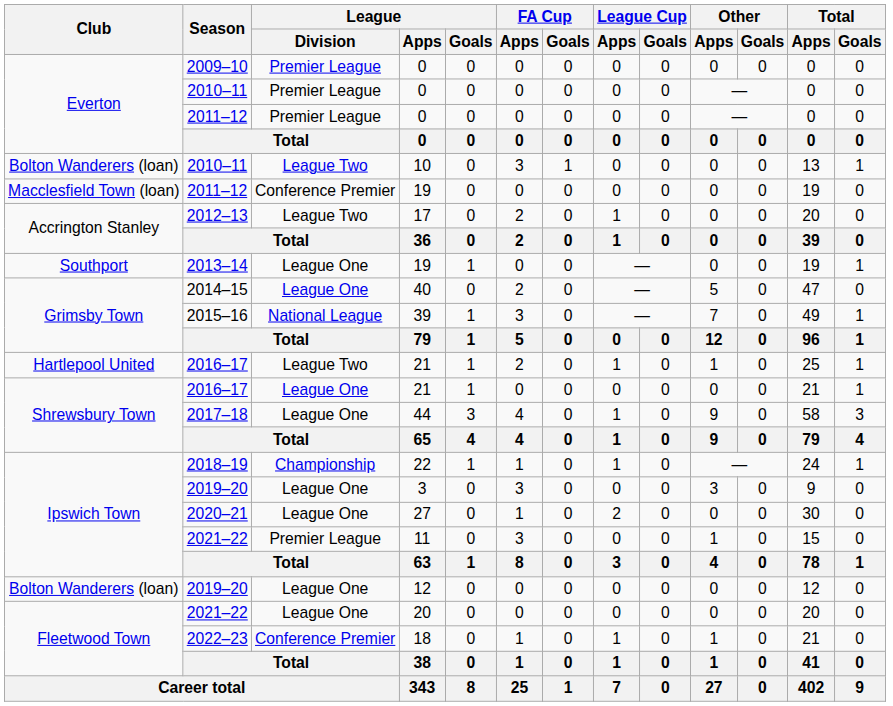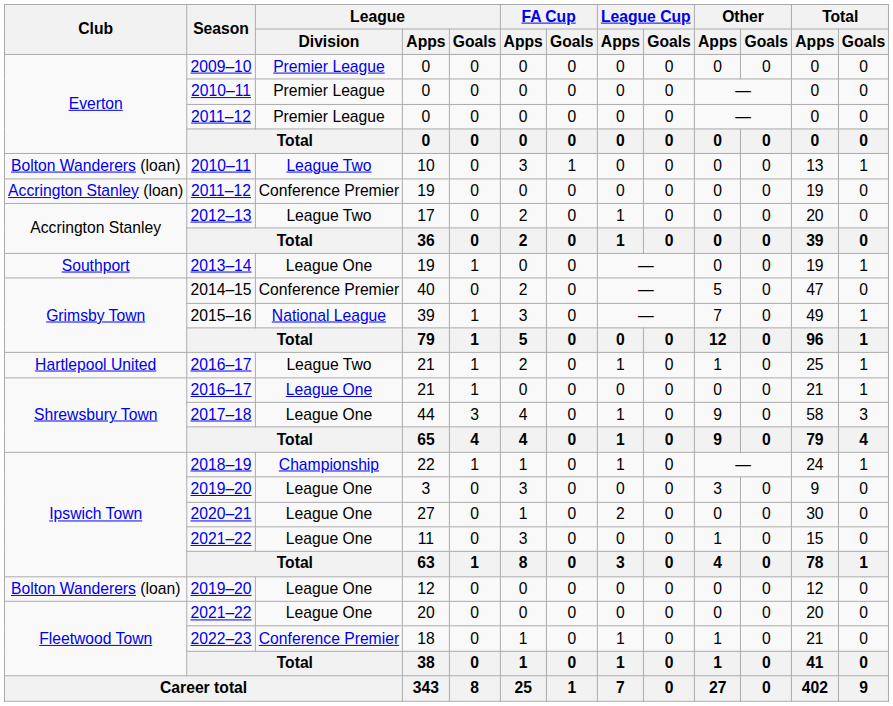(94, 191) Macclesfield Town (loan) -> (96, 191) Accrington Stanley (loan)
(325, 290) League One -> (329, 290) Conference Premier
(325, 539) Premier League -> (329, 539) League One
